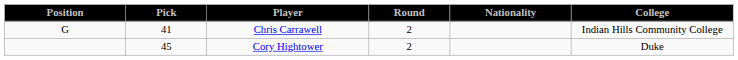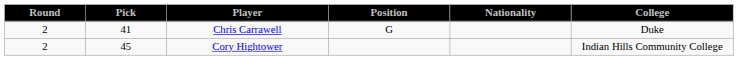columns swapped: (409, 13) <-> (65, 13)
(652, 30) Indian Hills Community College -> (652, 30) Duke
(652, 47) Duke -> (652, 47) Indian Hills Community College
